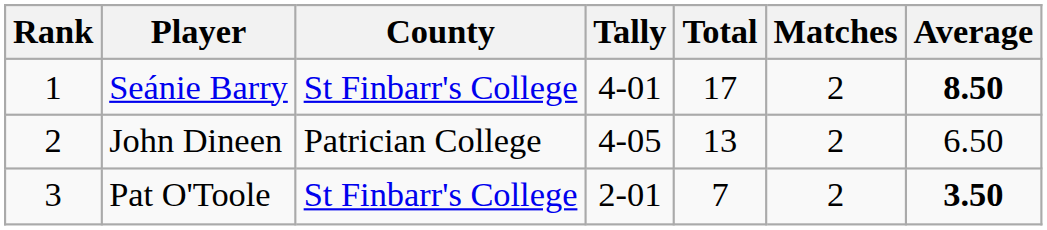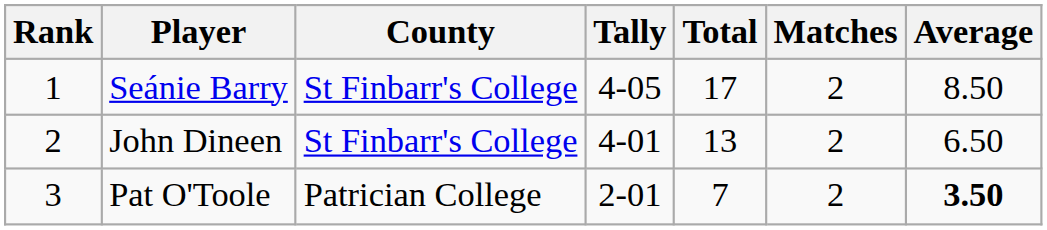(630, 86) 4-01 -> (630, 86) 4-05
(973, 86) bold -> (973, 86) normal
(423, 140) Patrician College -> (441, 140) St Finbarr's College
(630, 140) 4-05 -> (630, 140) 4-01
(441, 195) St Finbarr's College -> (423, 195) Patrician College
